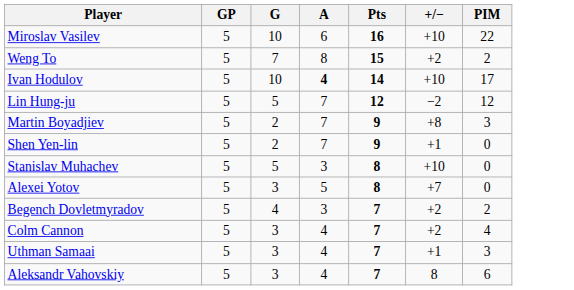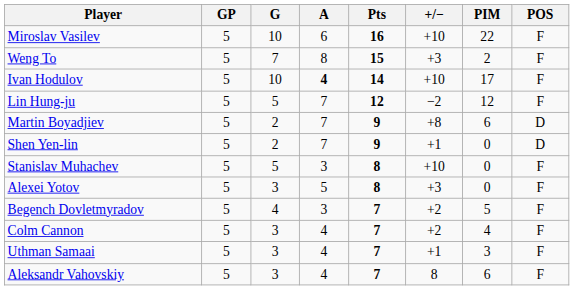+ column: (540, 15)
(434, 58) +2 -> (434, 58) +3
(487, 123) 3 -> (487, 123) 6
(434, 187) +7 -> (434, 187) +3
(487, 209) 2 -> (487, 209) 5
